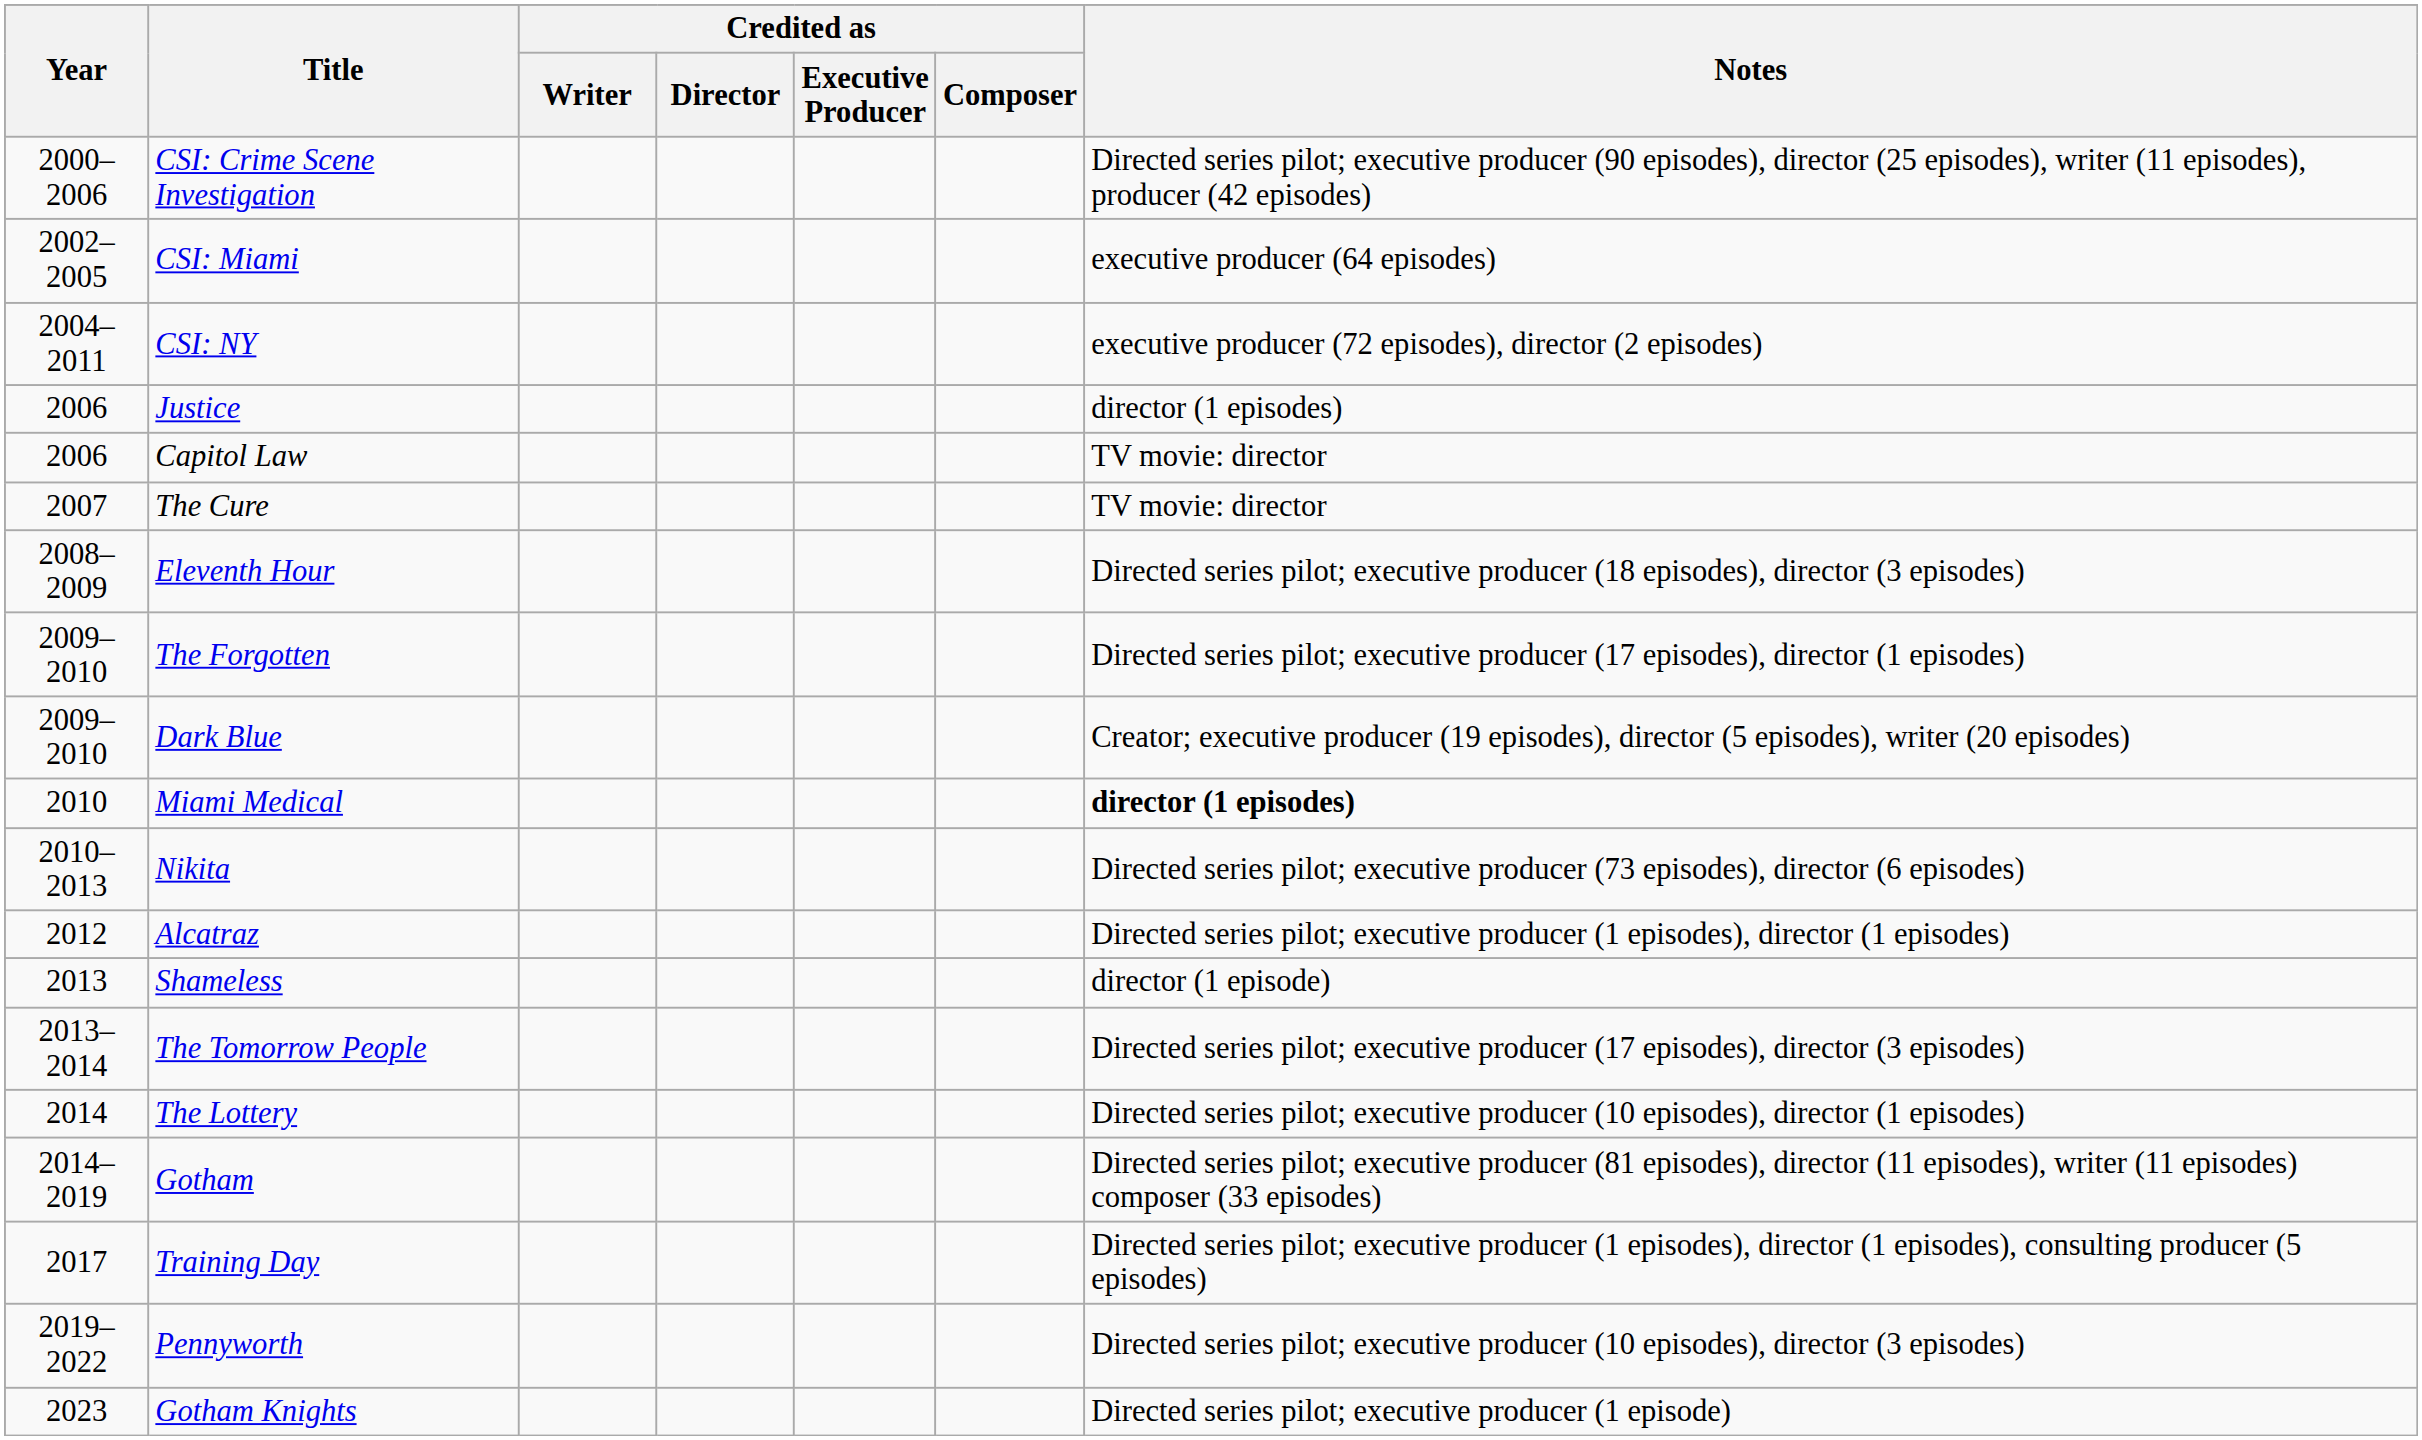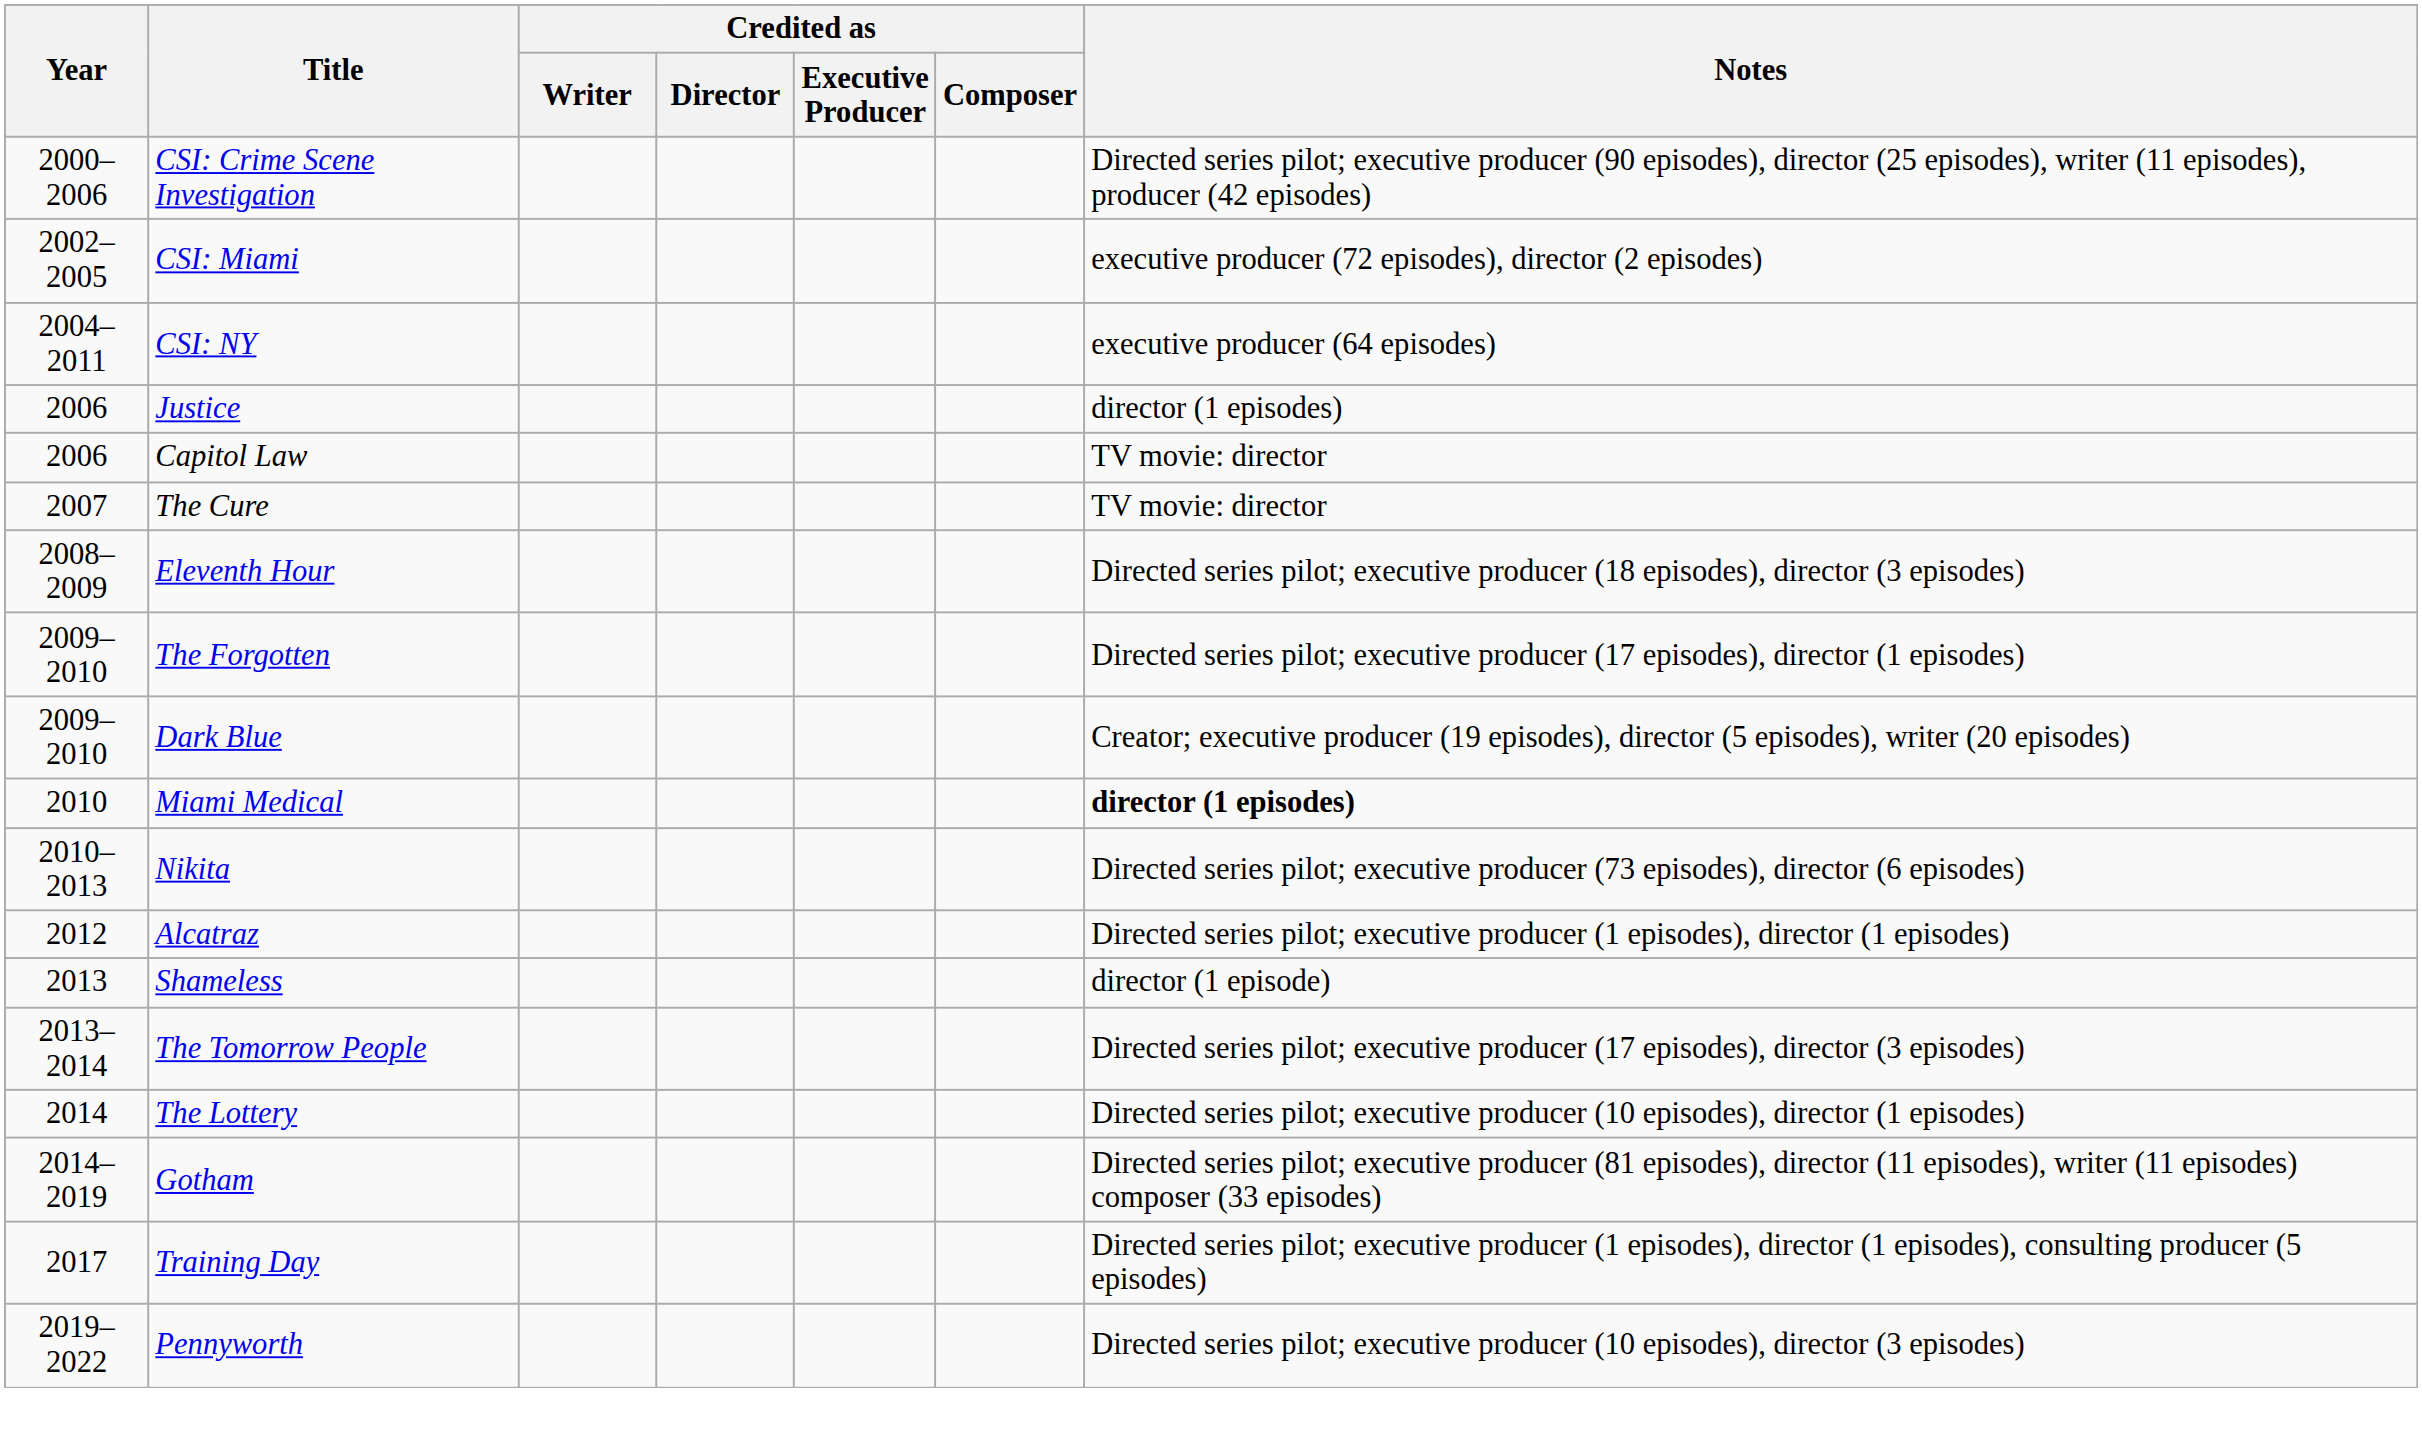(1294, 260) executive producer (64 episodes) -> (1427, 260) executive producer (72 episodes), director (2 episodes)
(1427, 342) executive producer (72 episodes), director (2 episodes) -> (1294, 342) executive producer (64 episodes)
- row: (256, 1410)
